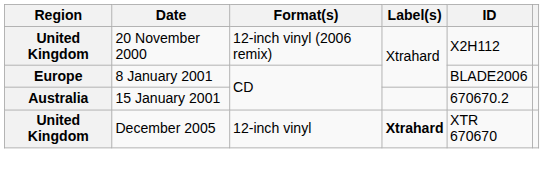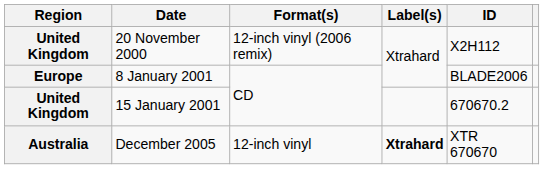(58, 98) Australia -> (58, 106) United Kingdom
(58, 128) United Kingdom -> (58, 144) Australia
